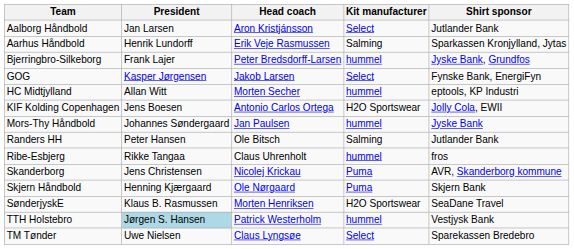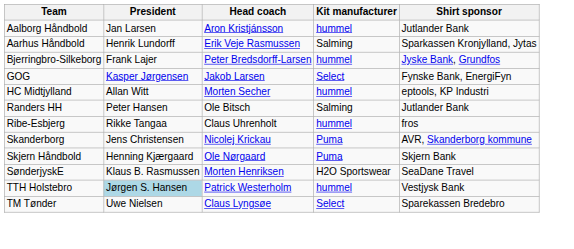(360, 28) Select -> (334, 28) hummel
- row: (63, 108)
- row: (51, 124)
